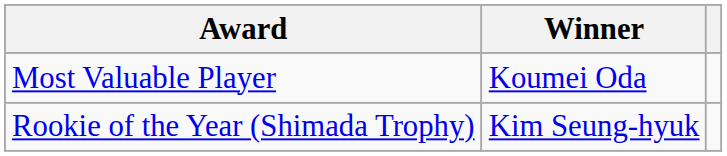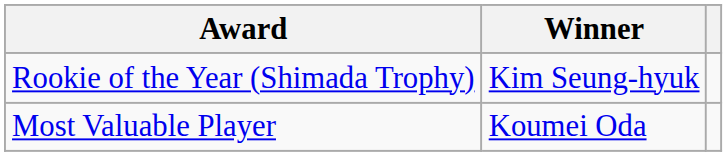rows swapped: (144, 77) <-> (243, 126)
